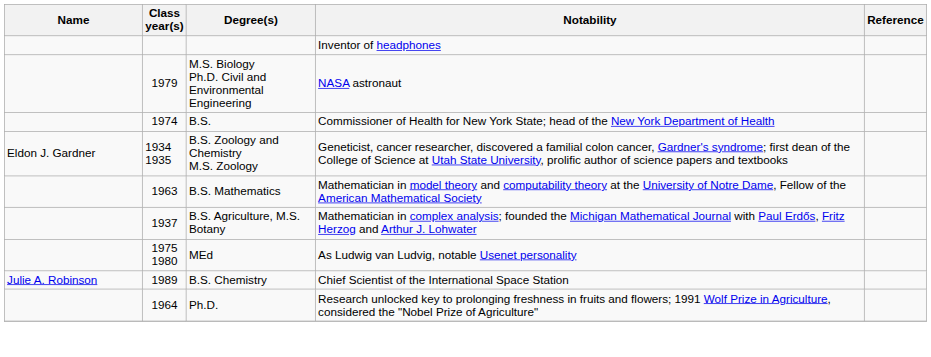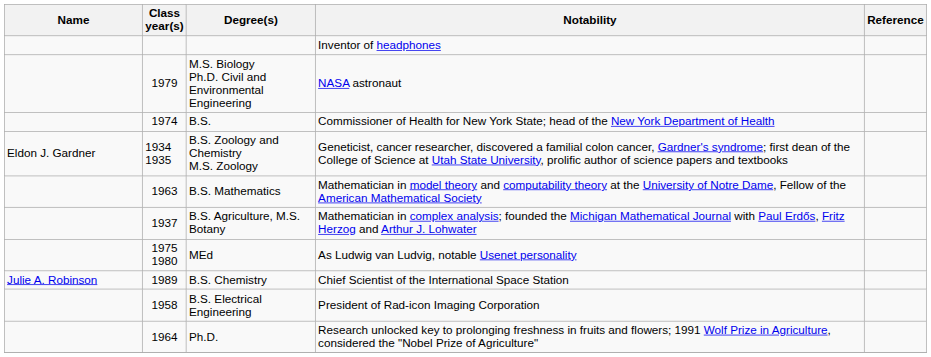+ row: (225, 305)
